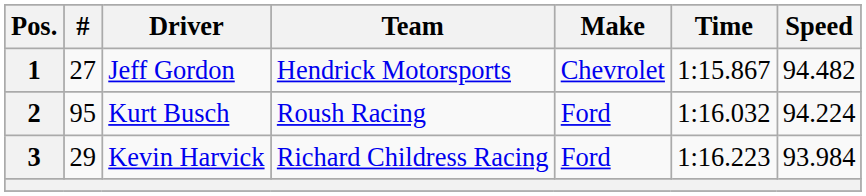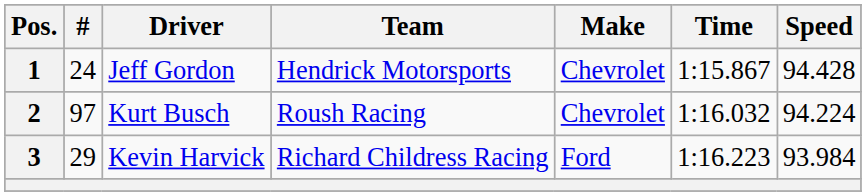(83, 70) 27 -> (83, 70) 24
(819, 70) 94.482 -> (819, 70) 94.428
(83, 113) 95 -> (83, 113) 97
(586, 113) Ford -> (613, 113) Chevrolet
